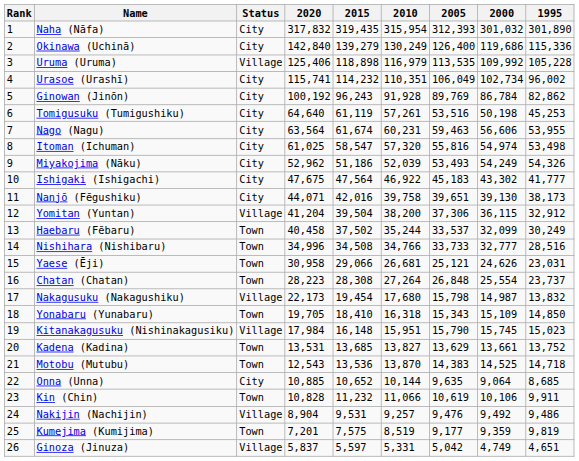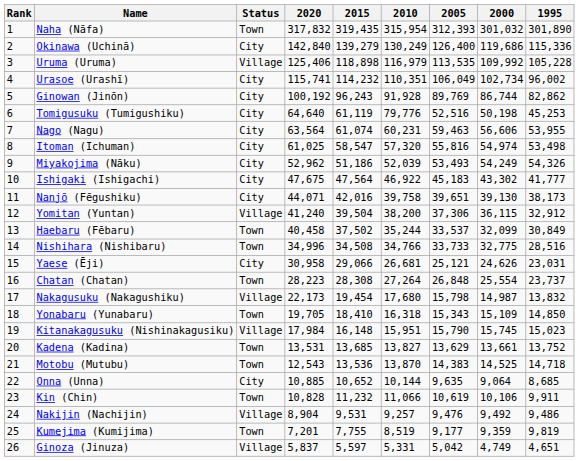(252, 30) City -> (252, 30) Town
(499, 96) 86,784 -> (499, 96) 86,744
(402, 113) 57,261 -> (402, 113) 79,776
(450, 113) 53,516 -> (450, 113) 52,516
(354, 130) 61,674 -> (354, 130) 61,074
(306, 214) 41,204 -> (306, 214) 41,240
(547, 230) 30,249 -> (547, 230) 30,849
(499, 247) 32,777 -> (499, 247) 32,775
(252, 264) Town -> (252, 264) City
(351, 431) 7,575 -> (351, 431) 7,755
